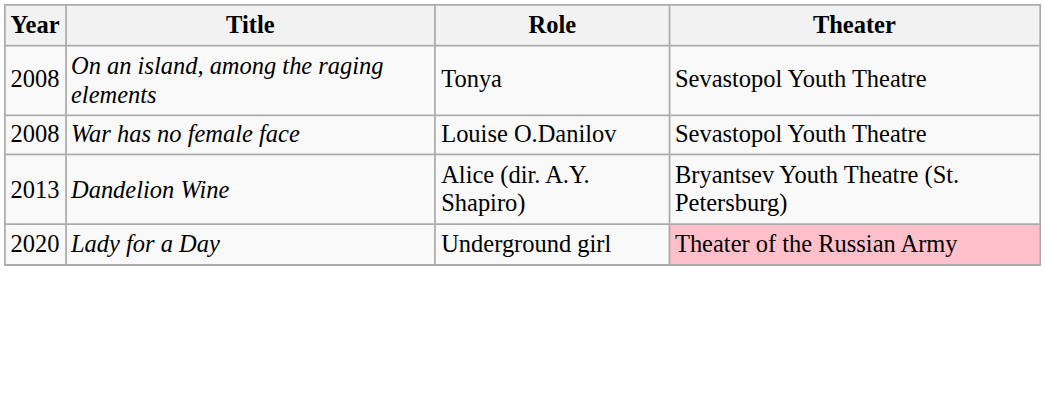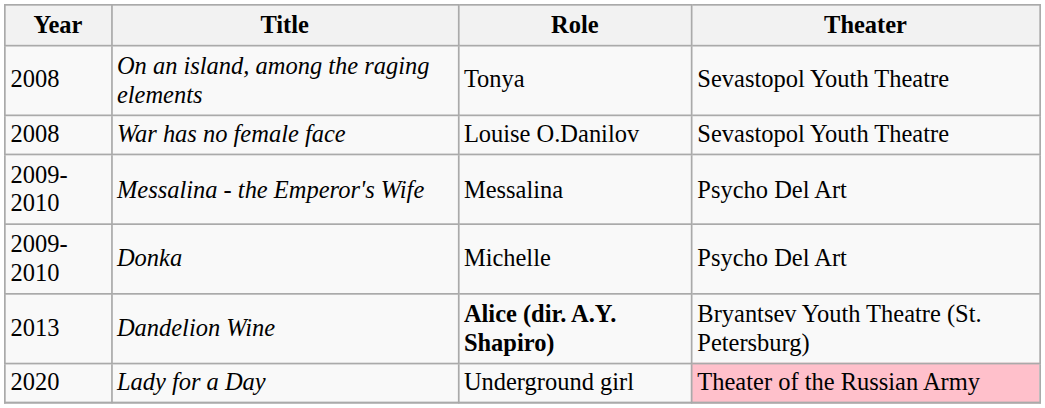+ row: (271, 189)
+ row: (150, 258)
(515, 189) normal -> (540, 328) bold
